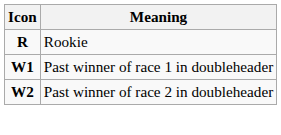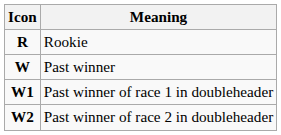+ row: (79, 67)
